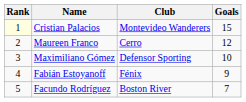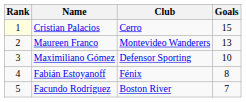(165, 27) Montevideo Wanderers -> (130, 27) Cerro
(130, 43) Cerro -> (165, 43) Montevideo Wanderers
(227, 43) 12 -> (227, 43) 13
(227, 74) 9 -> (227, 74) 8
